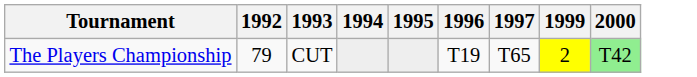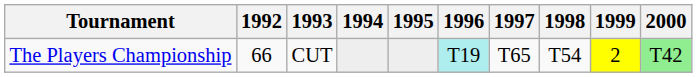+ column: (565, 21)
(262, 55) 79 -> (262, 55) 66
(464, 55) no background -> (464, 55) paleturquoise background
